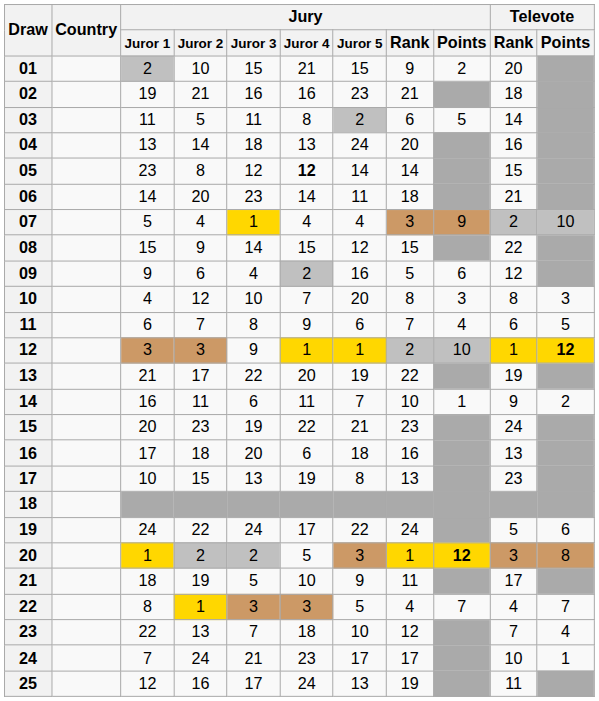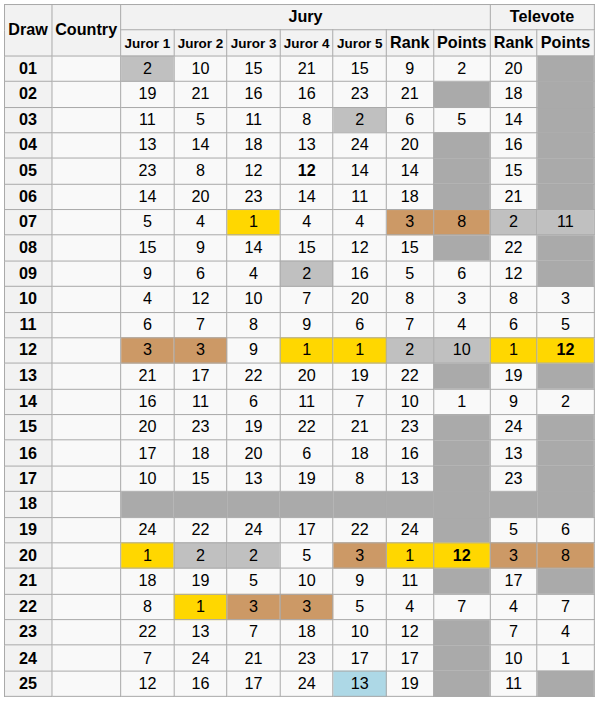(462, 222) 9 -> (462, 222) 8
(565, 222) 10 -> (565, 222) 11
(360, 683) no background -> (360, 683) lightblue background
